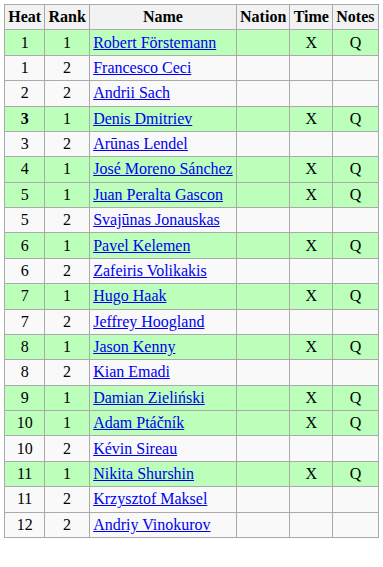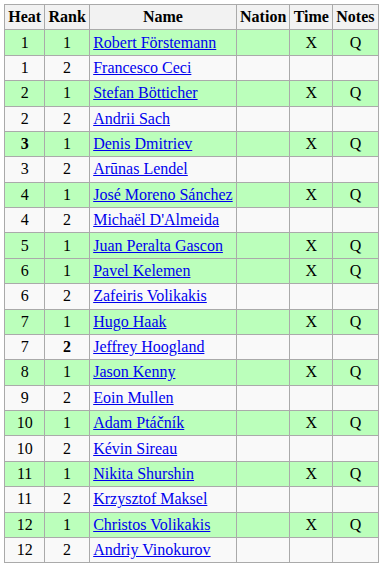+ row: (145, 93)
+ row: (156, 220)
- row: (156, 220)
(67, 321) normal -> (67, 347) bold
- row: (132, 372)
- row: (149, 397)
+ row: (133, 397)
+ row: (152, 524)
